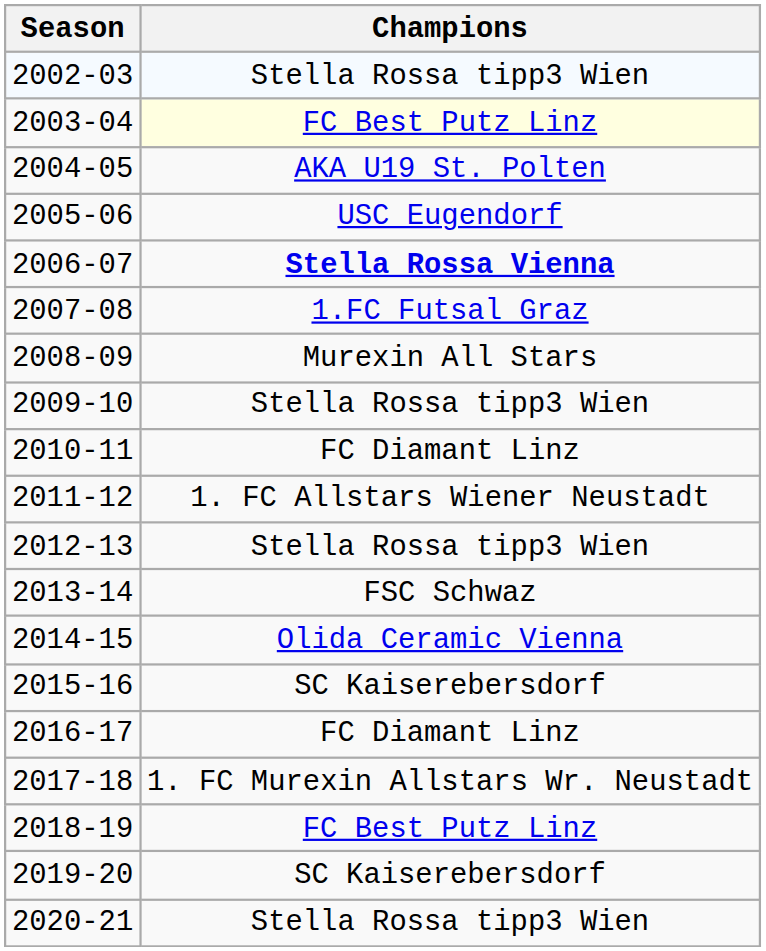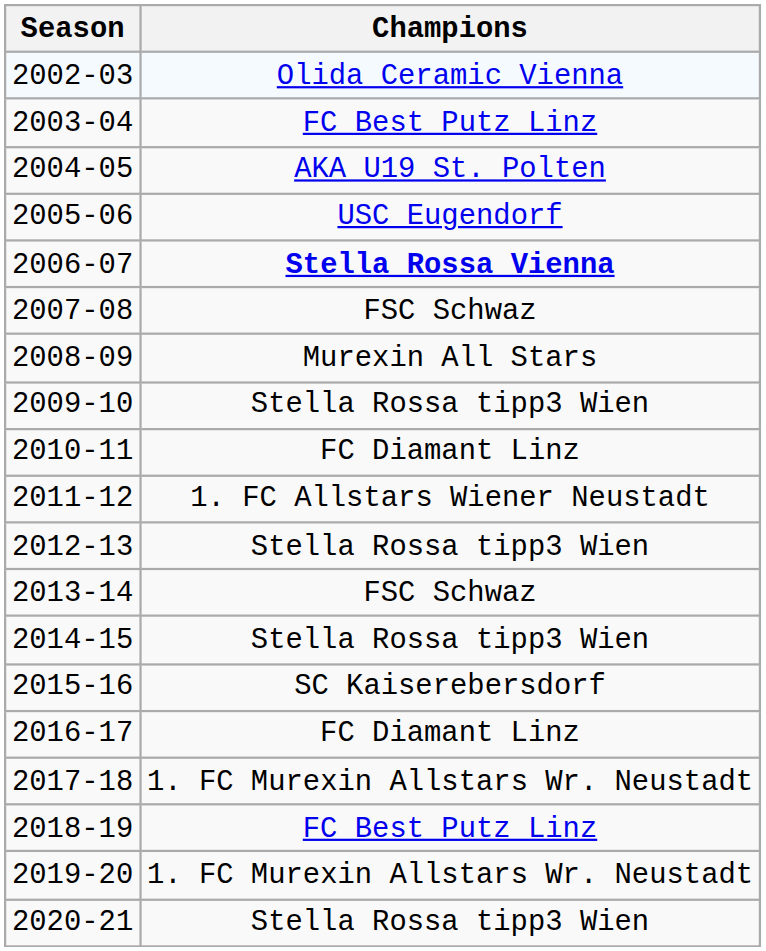(450, 76) Stella Rossa tipp3 Wien -> (450, 76) Olida Ceramic Vienna
(450, 123) lightyellow background -> (450, 123) no background
(450, 311) 1.FC Futsal Graz -> (450, 311) FSC Schwaz
(450, 640) Olida Ceramic Vienna -> (450, 640) Stella Rossa tipp3 Wien
(450, 875) SC Kaiserebersdorf -> (450, 875) 1. FC Murexin Allstars Wr. Neustadt
